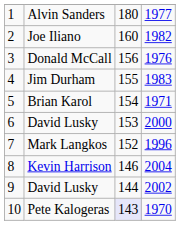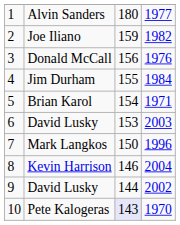(128, 36) 160 -> (128, 36) 159
(158, 79) 1983 -> (158, 79) 1984
(158, 123) 2000 -> (158, 123) 2003
(128, 144) 152 -> (128, 144) 150
